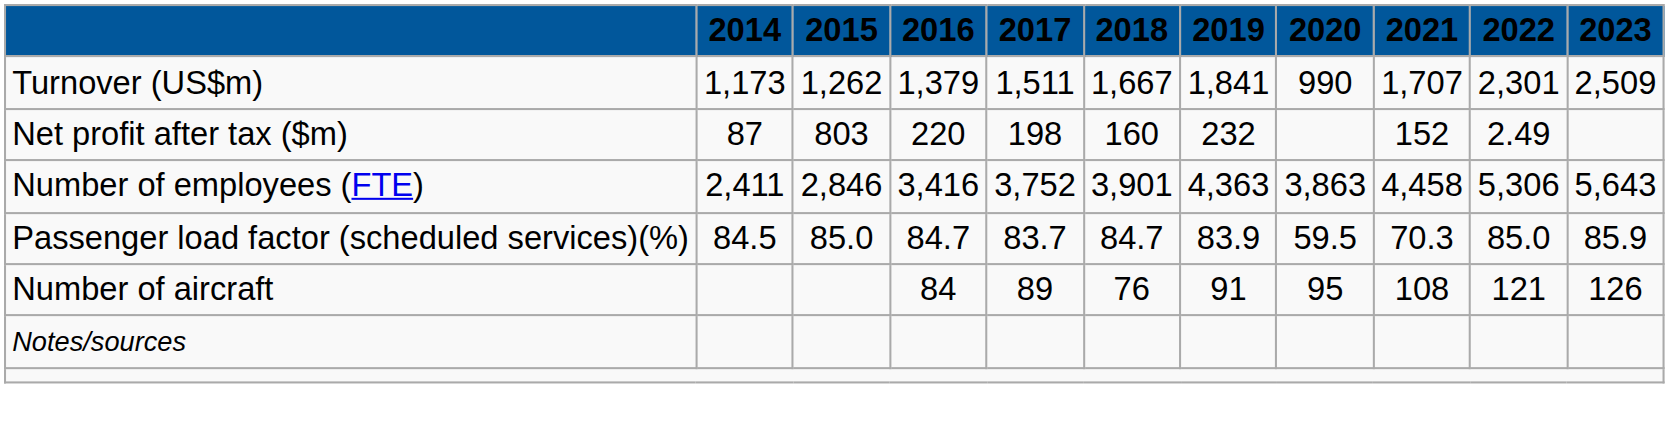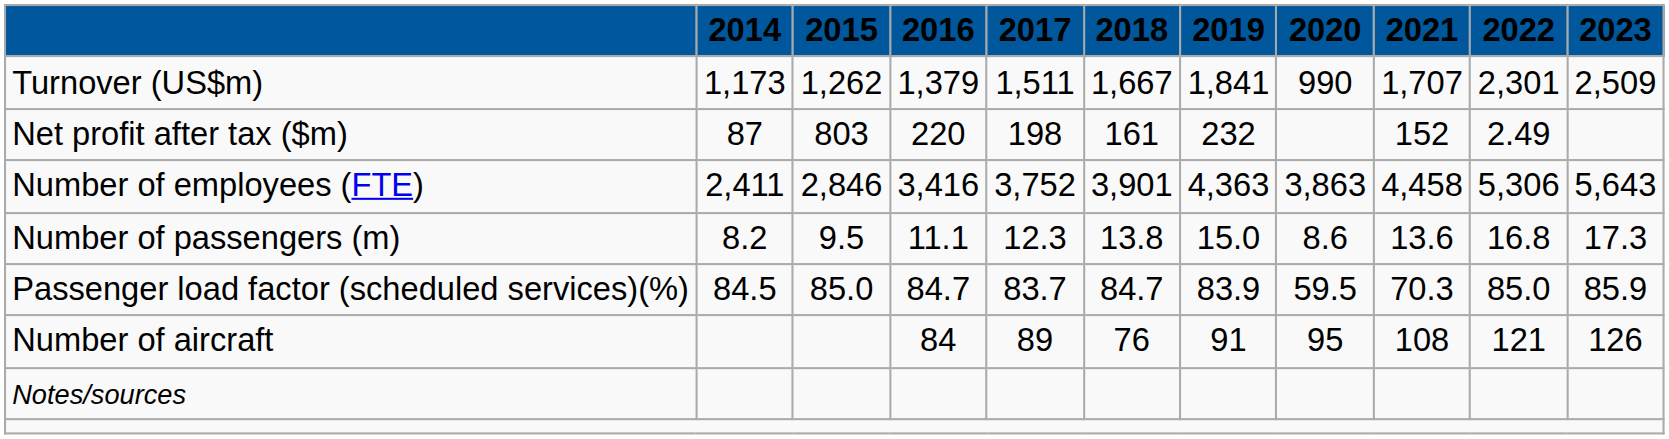(1132, 133) 160 -> (1132, 133) 161
+ row: (206, 237)
